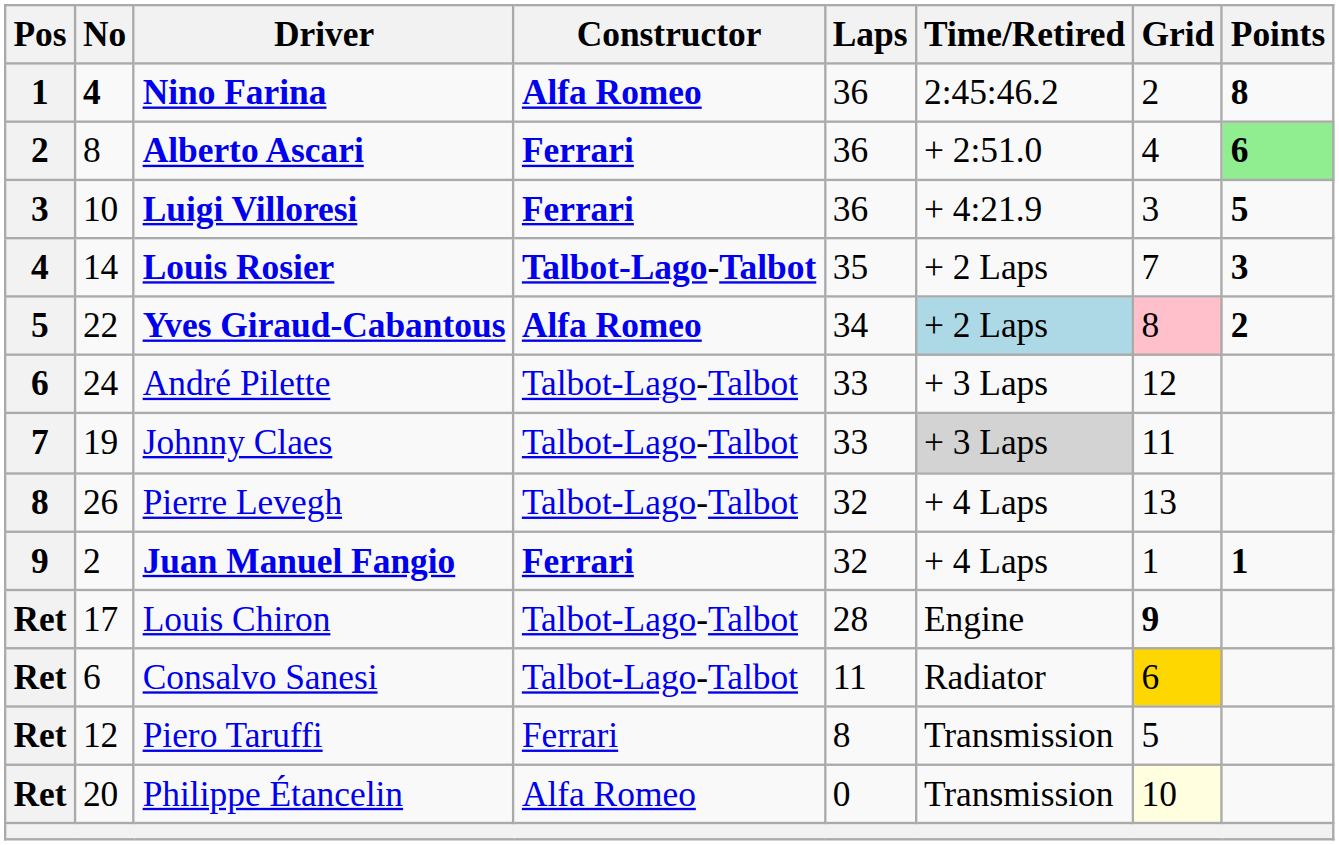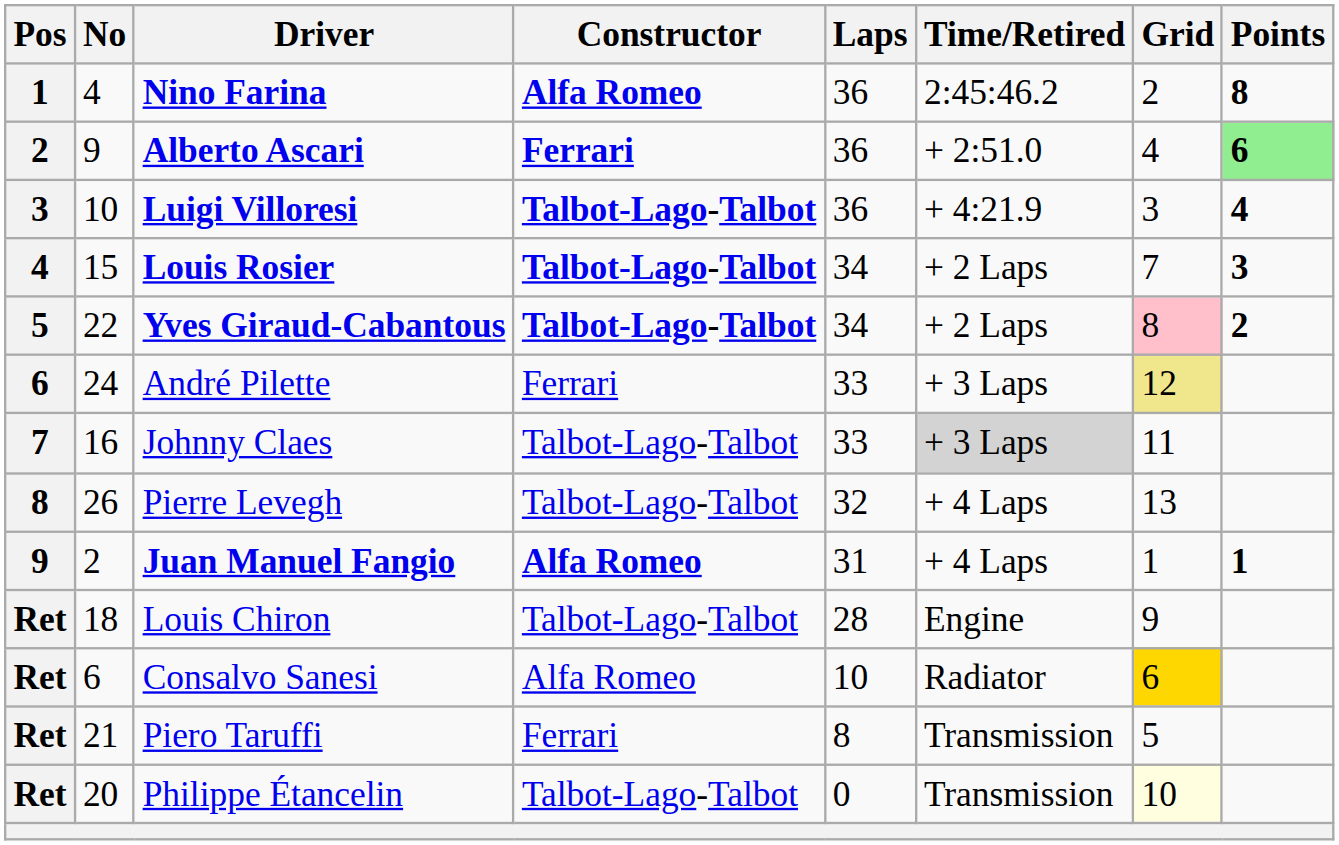(92, 92) bold -> (92, 92) normal
(92, 150) 8 -> (92, 150) 9
(578, 209) Ferrari -> (669, 209) Talbot-Lago-Talbot
(1240, 209) 5 -> (1240, 209) 4
(101, 267) 14 -> (101, 267) 15
(850, 267) 35 -> (850, 267) 34
(612, 325) Alfa Romeo -> (669, 325) Talbot-Lago-Talbot
(986, 325) lightblue background -> (986, 325) no background
(660, 384) Talbot-Lago-Talbot -> (570, 384) Ferrari
(1159, 384) no background -> (1159, 384) khaki background
(101, 442) 19 -> (101, 442) 16
(578, 559) Ferrari -> (612, 559) Alfa Romeo
(850, 559) 32 -> (850, 559) 31
(101, 617) 17 -> (101, 617) 18
(1150, 617) bold -> (1150, 617) normal
(660, 676) Talbot-Lago-Talbot -> (609, 676) Alfa Romeo
(850, 676) 11 -> (850, 676) 10
(101, 734) 12 -> (101, 734) 21
(609, 793) Alfa Romeo -> (660, 793) Talbot-Lago-Talbot
